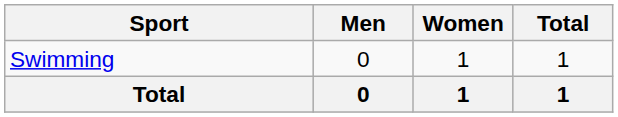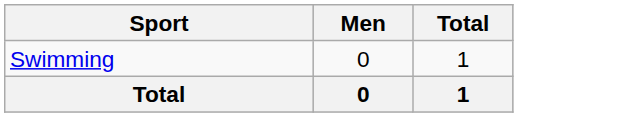- column: (463, 23)
